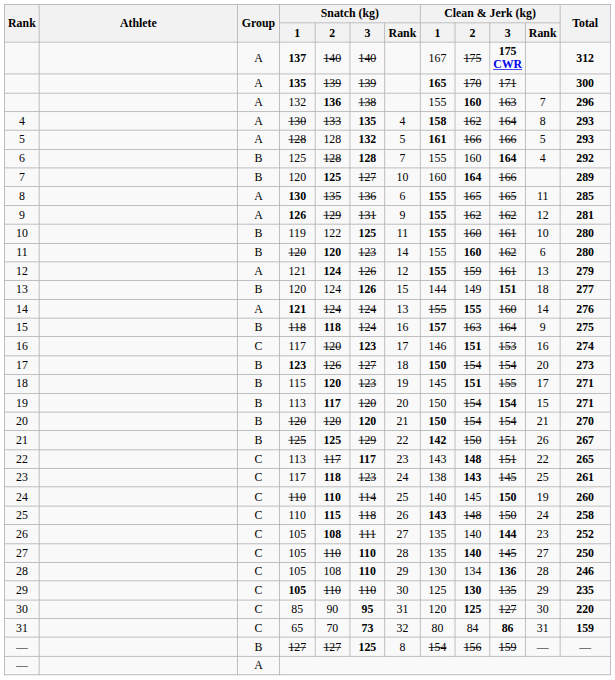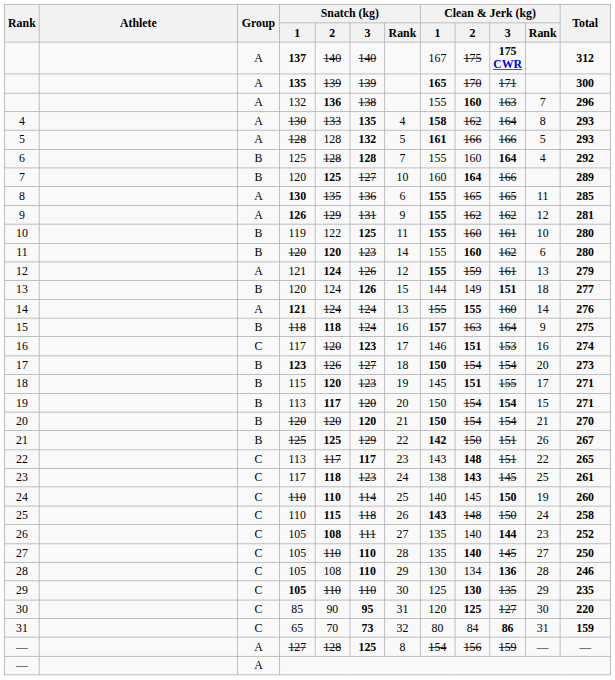(259, 646) B -> (259, 646) A
(332, 646) 127 -> (332, 646) 128
